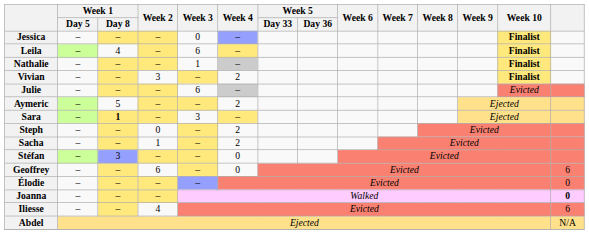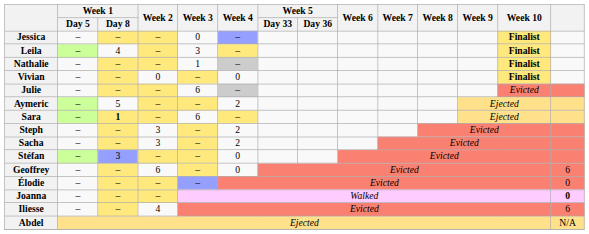(198, 51) 6 -> (198, 51) 3
(158, 77) 3 -> (158, 77) 0
(238, 77) 2 -> (238, 77) 0
(198, 117) 3 -> (198, 117) 6
(158, 130) 0 -> (158, 130) 3
(158, 143) 1 -> (158, 143) 3
